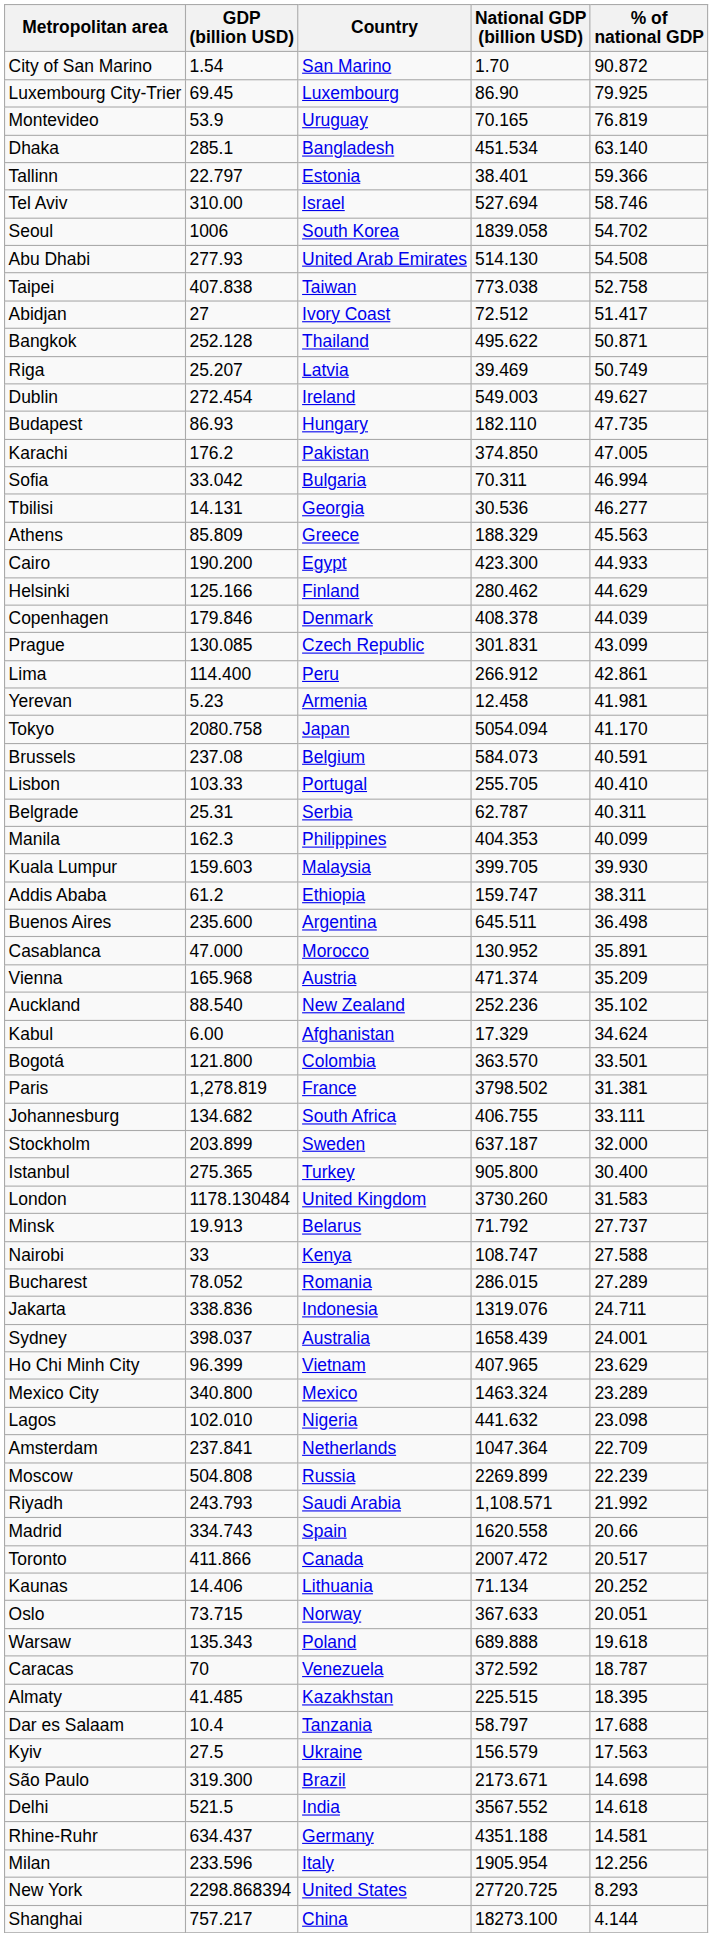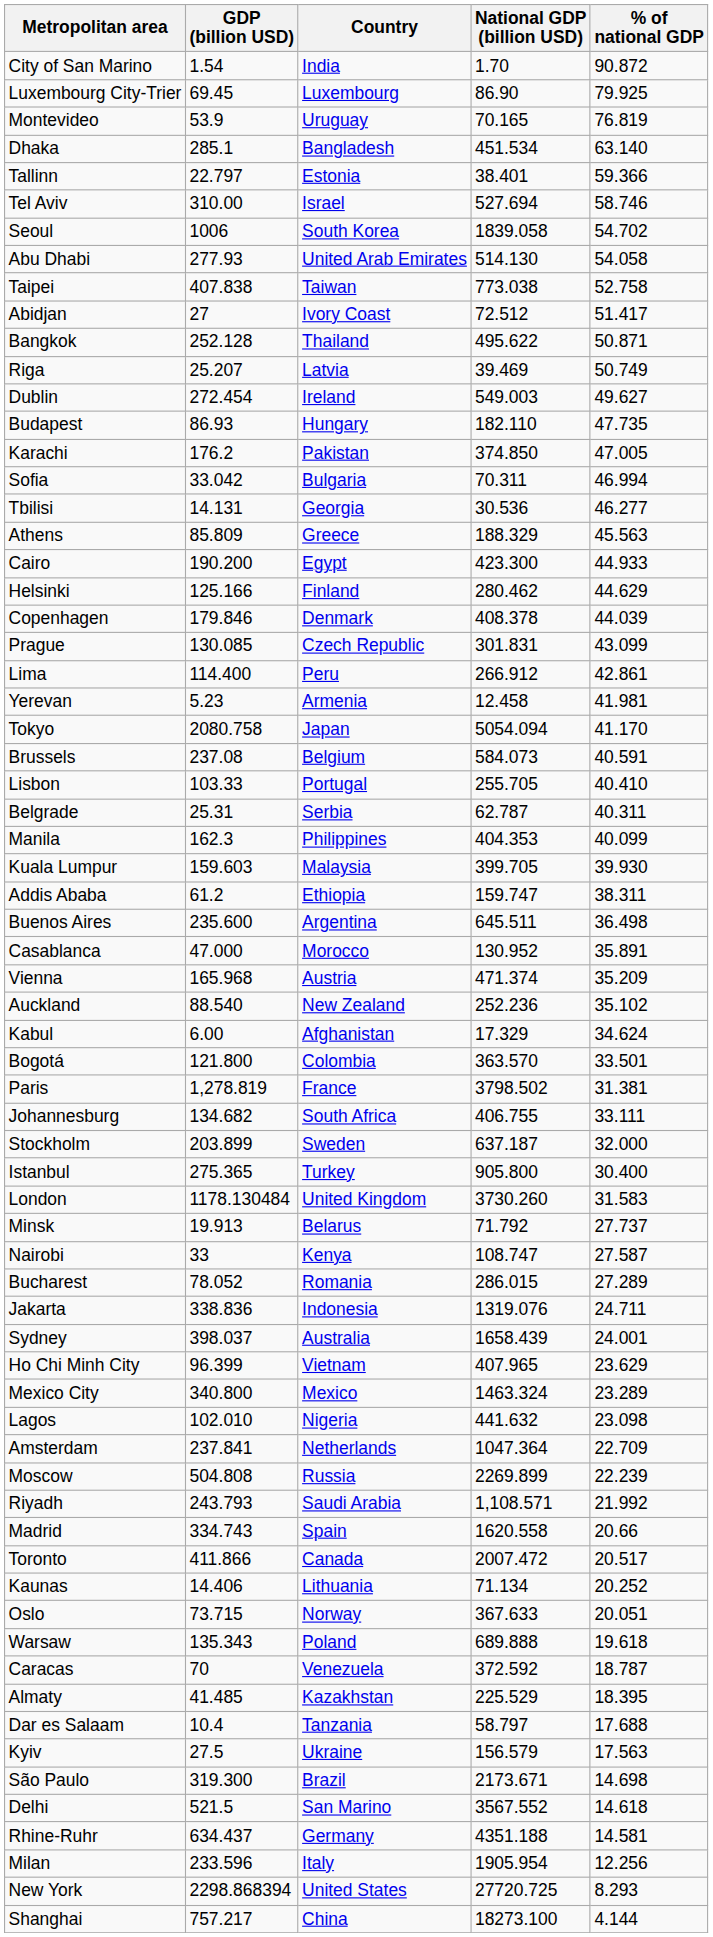(347, 65) San Marino -> (321, 65) India
(621, 259) 54.508 -> (621, 259) 54.058
(621, 1254) 27.588 -> (621, 1254) 27.587
(506, 1697) 225.515 -> (506, 1697) 225.529
(321, 1808) India -> (347, 1808) San Marino
